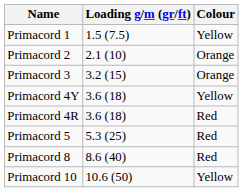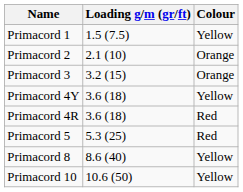(207, 156) Red -> (215, 156) Yellow
